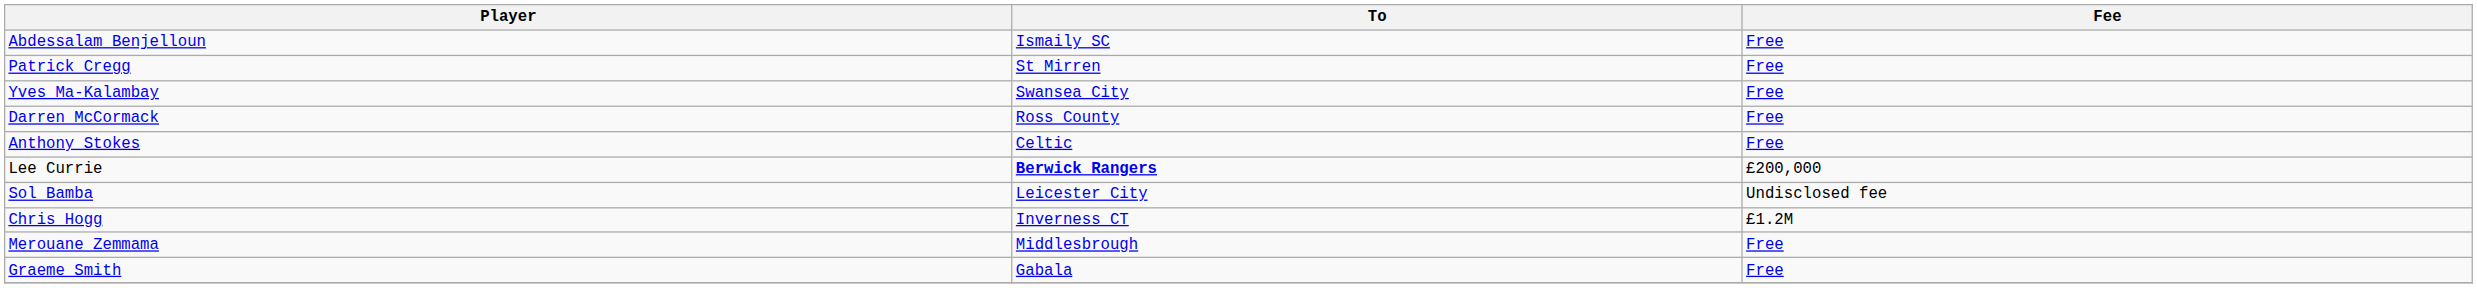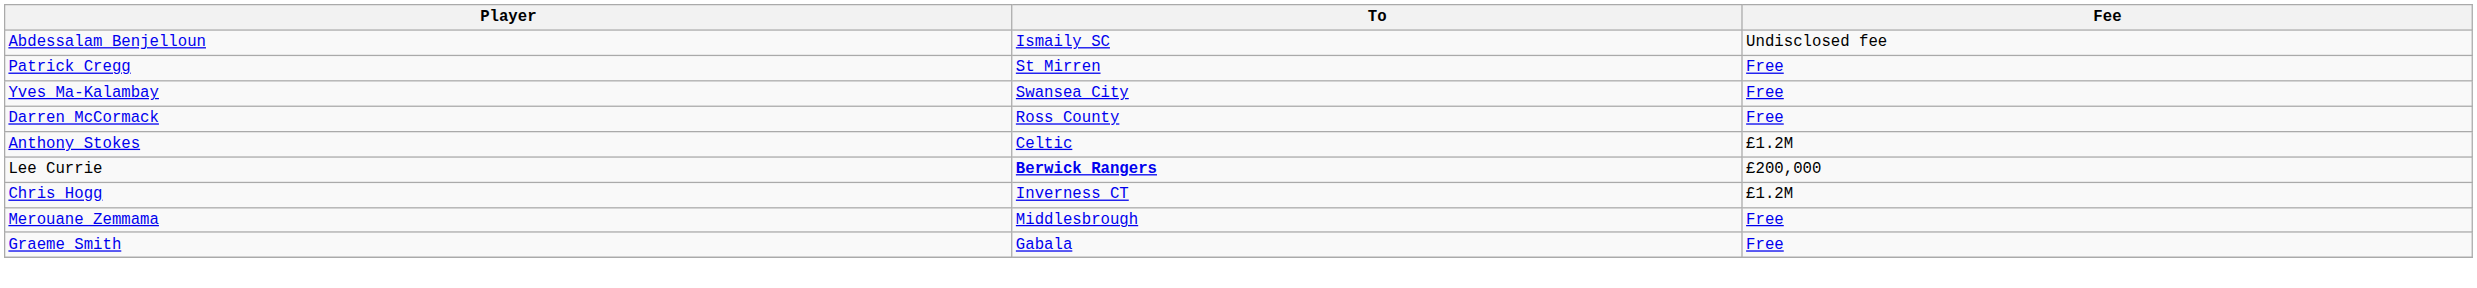(1765, 43) Free -> (1817, 43) Undisclosed fee
(1765, 144) Free -> (1770, 144) £1.2M
- row: (51, 195)
